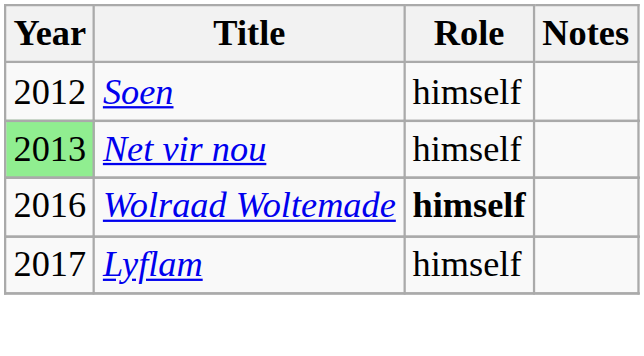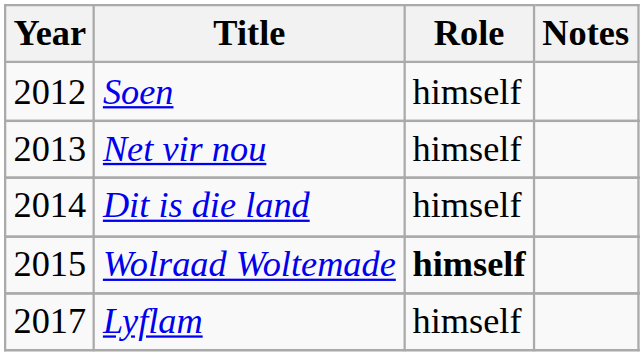(50, 148) lightgreen background -> (50, 148) no background
+ row: (206, 206)
(50, 206) 2016 -> (50, 263) 2015
